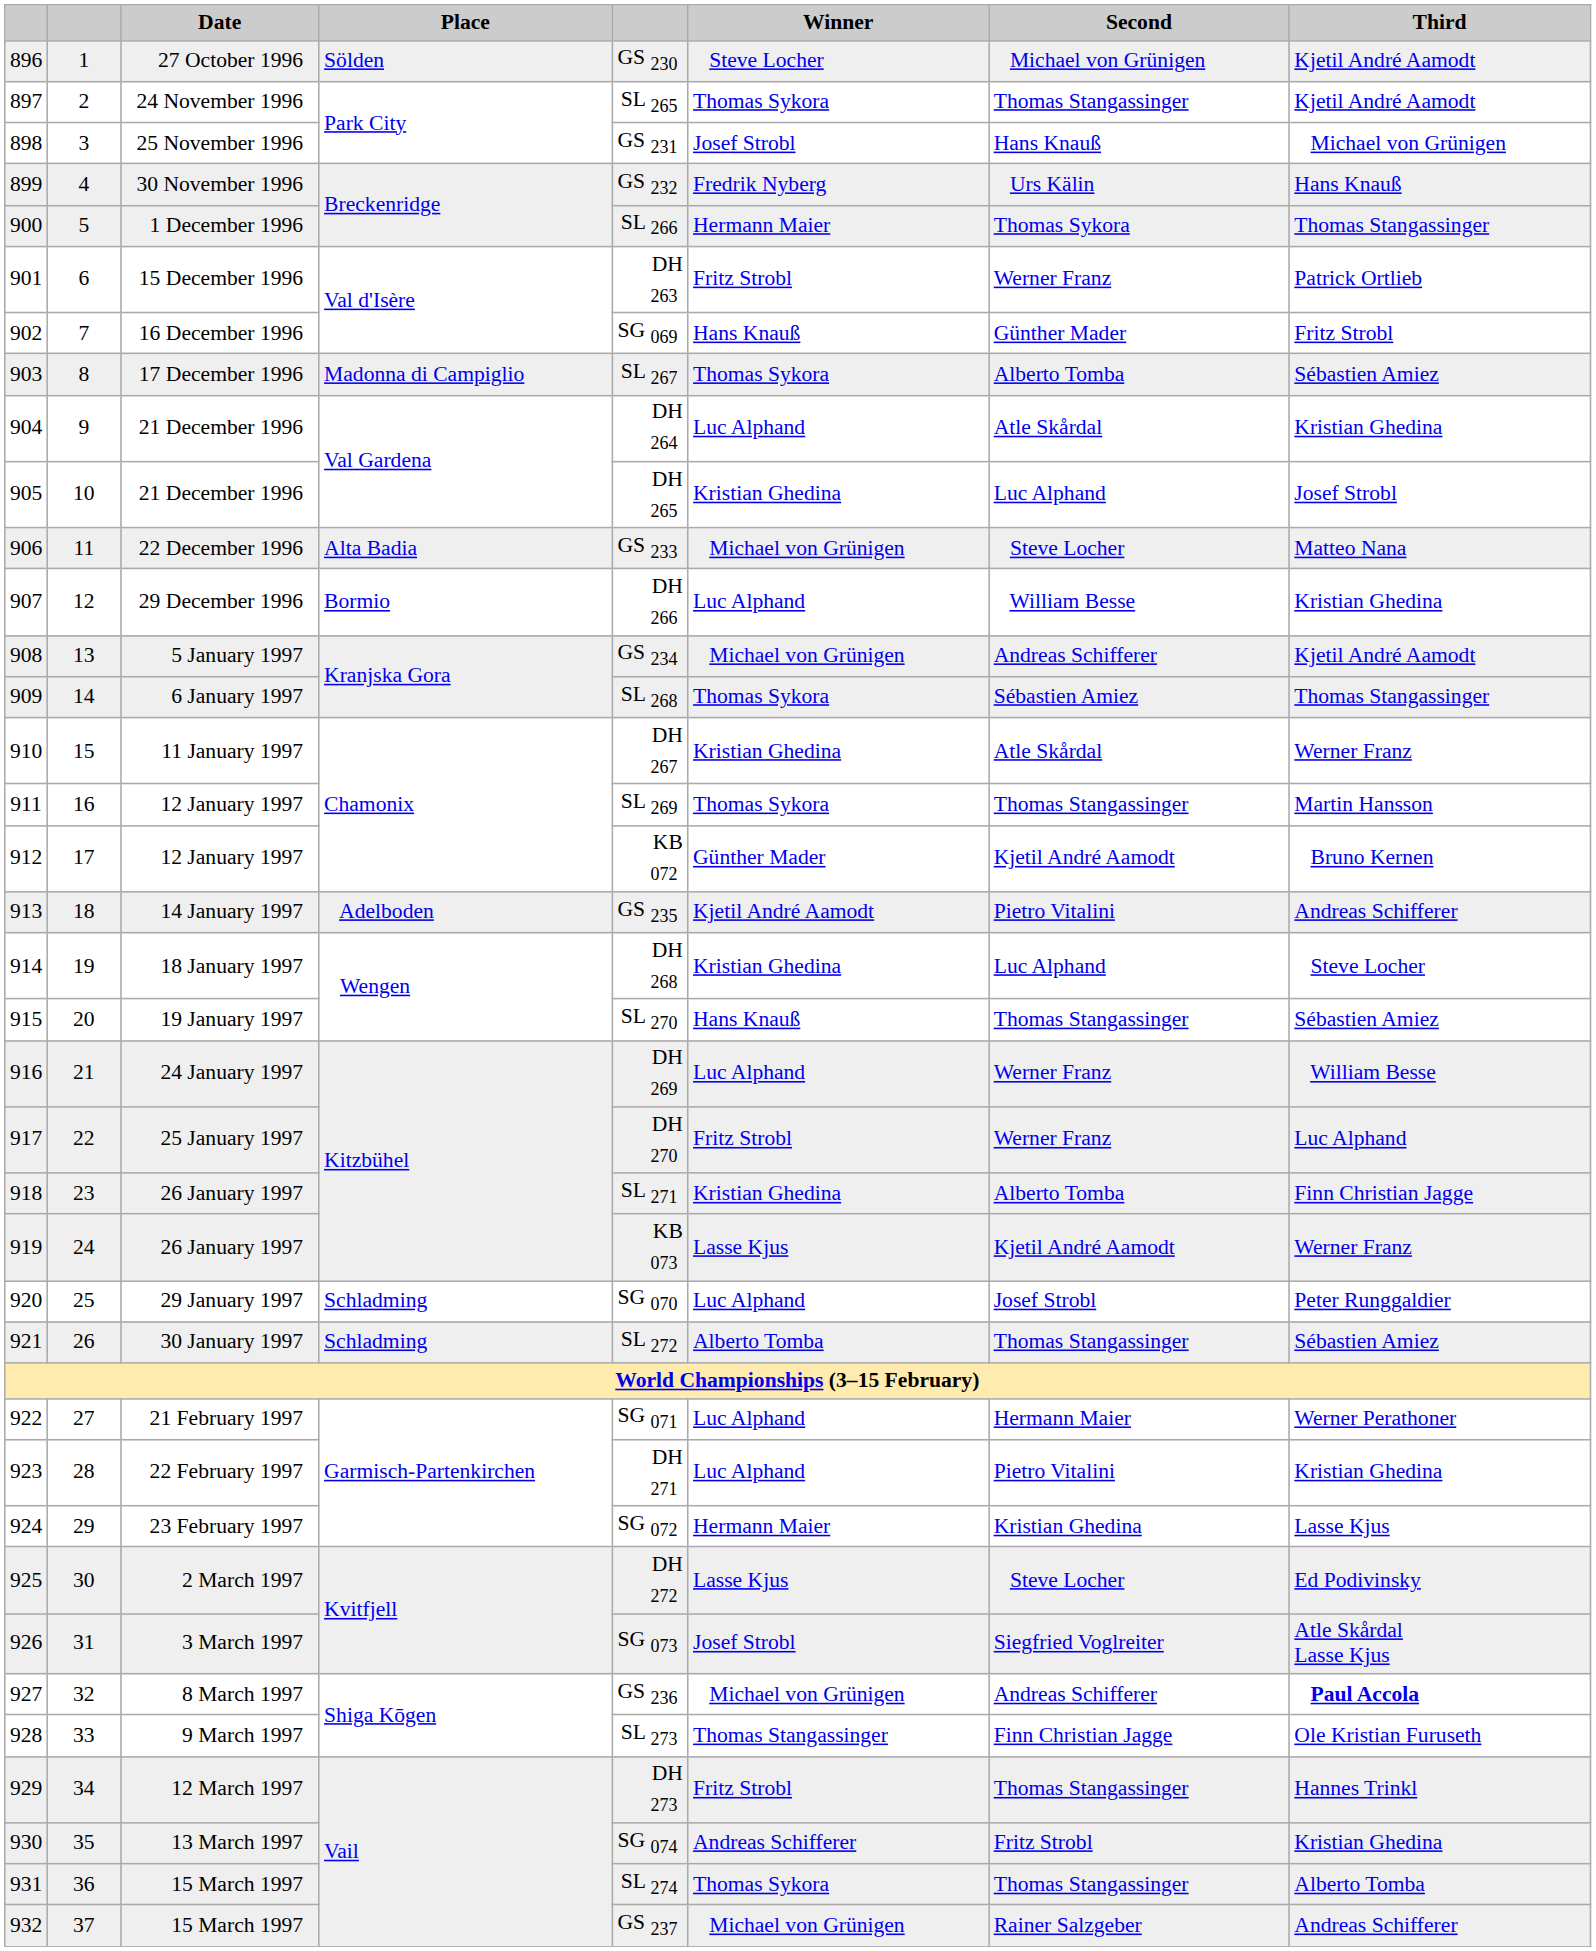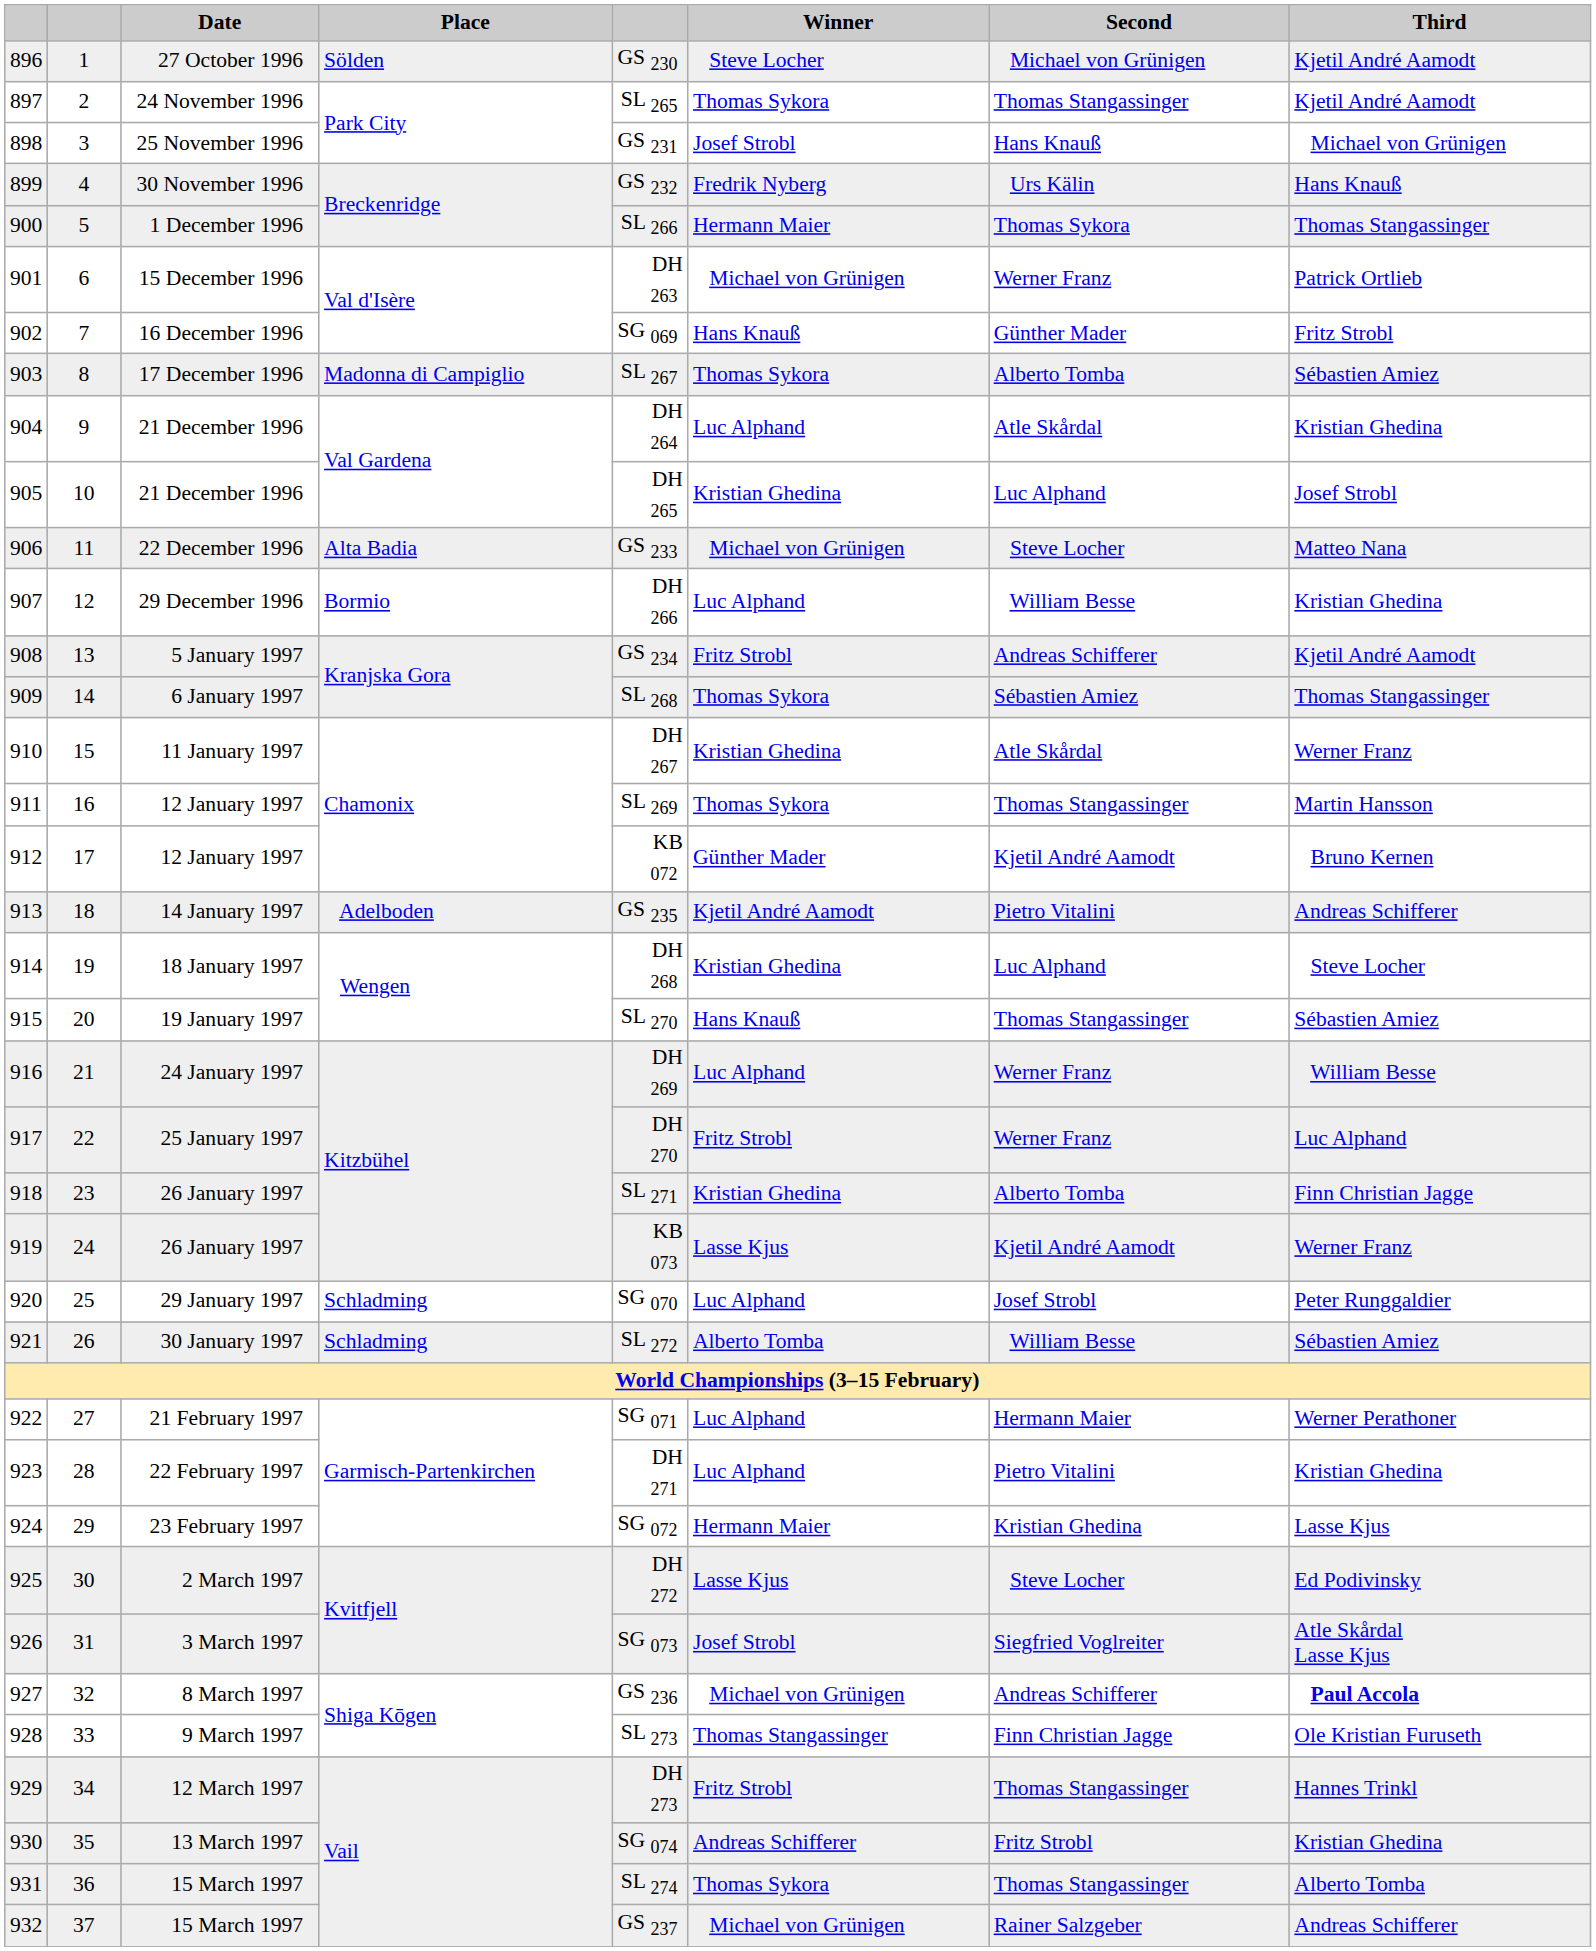(743, 278) Fritz Strobl -> (799, 278) Michael von Grünigen
(799, 655) Michael von Grünigen -> (743, 655) Fritz Strobl
(1091, 1341) Thomas Stangassinger -> (1064, 1341) William Besse
